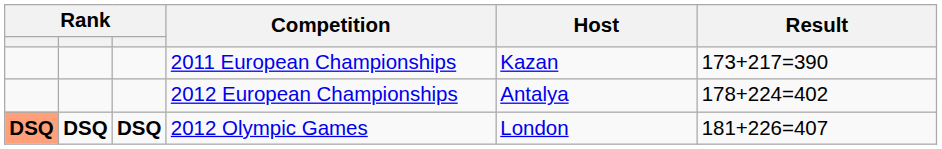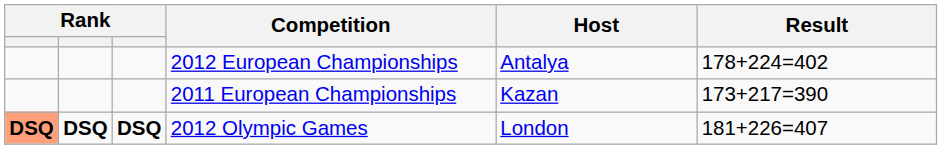rows swapped: (314, 62) <-> (314, 95)
